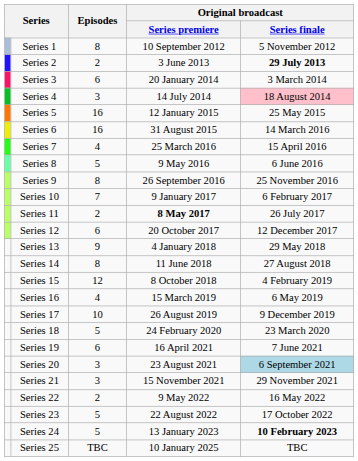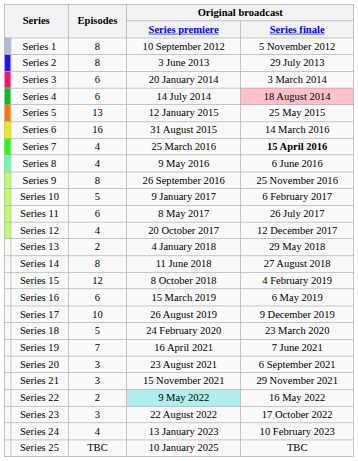(97, 63) 2 -> (97, 63) 8
(297, 63) bold -> (297, 63) normal
(97, 96) 3 -> (97, 96) 6
(97, 113) 16 -> (97, 113) 13
(297, 146) normal -> (297, 146) bold
(97, 163) 5 -> (97, 163) 4
(97, 197) 7 -> (97, 197) 5
(97, 213) 2 -> (97, 213) 6
(184, 213) bold -> (184, 213) normal
(97, 230) 6 -> (97, 230) 4
(97, 247) 9 -> (97, 247) 2
(97, 297) 4 -> (97, 297) 6
(97, 347) 6 -> (97, 347) 7
(297, 364) lightblue background -> (297, 364) no background
(184, 398) no background -> (184, 398) paleturquoise background
(97, 414) 5 -> (97, 414) 3
(97, 431) 5 -> (97, 431) 4
(297, 431) bold -> (297, 431) normal
